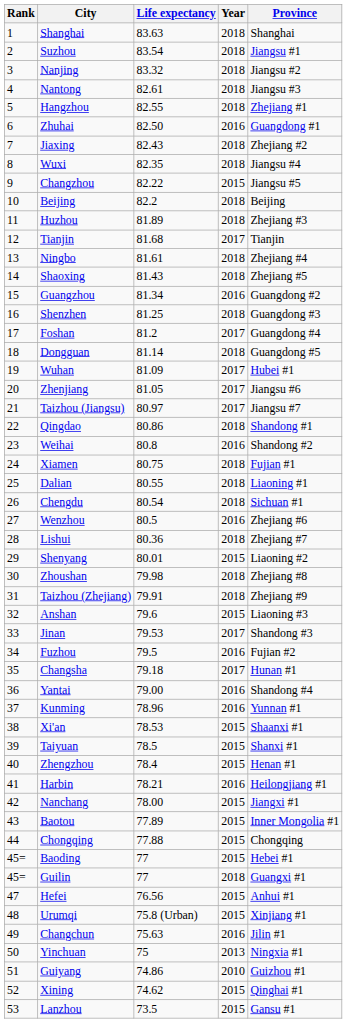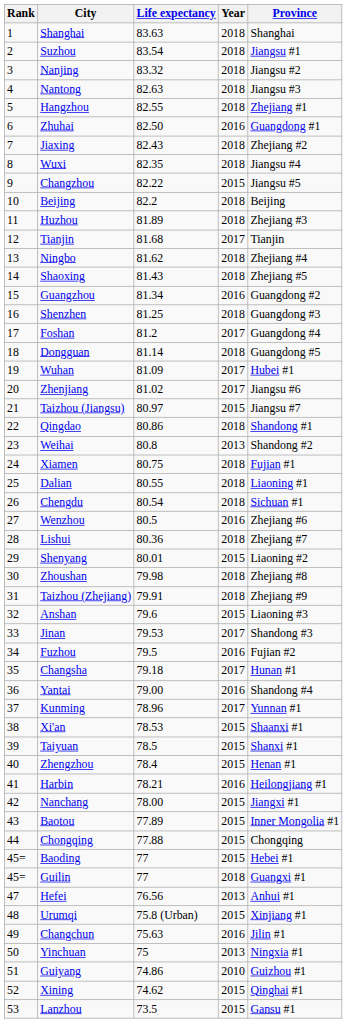(150, 88) 82.61 -> (150, 88) 82.63
(150, 257) 81.61 -> (150, 257) 81.62
(150, 389) 81.05 -> (150, 389) 81.02
(233, 408) 2017 -> (233, 408) 2015
(233, 445) 2016 -> (233, 445) 2013
(233, 708) 2016 -> (233, 708) 2017
(233, 896) 2015 -> (233, 896) 2013
